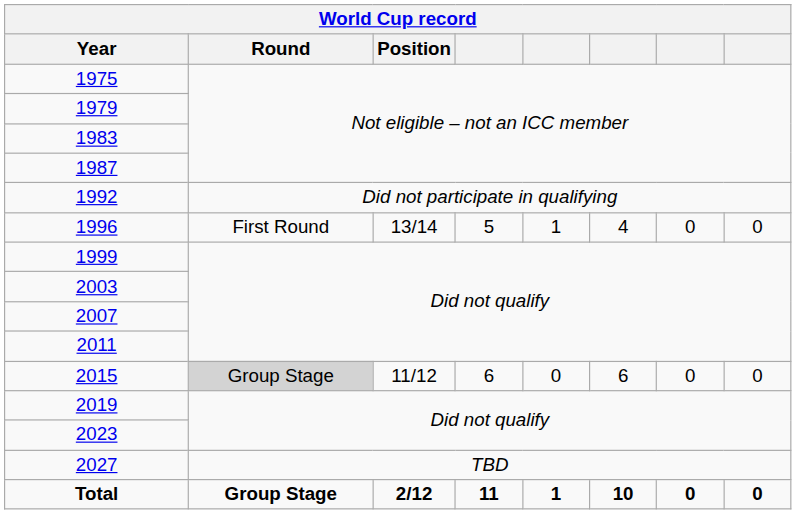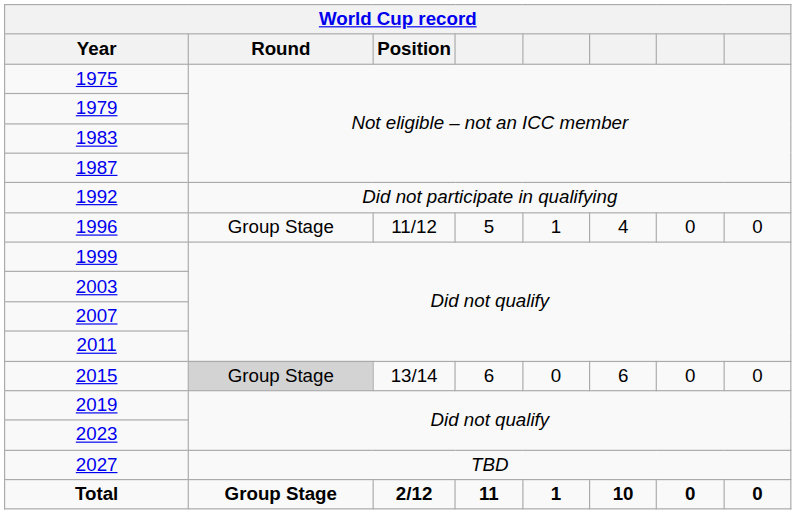(281, 227) First Round -> (281, 227) Group Stage
(414, 227) 13/14 -> (414, 227) 11/12
(414, 375) 11/12 -> (414, 375) 13/14
